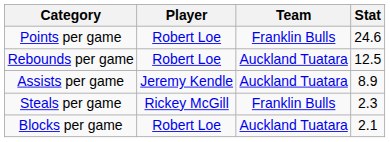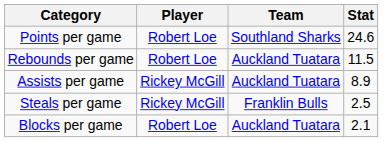(294, 37) Franklin Bulls -> (286, 37) Southland Sharks
(368, 59) 12.5 -> (361, 59) 11.5
(187, 81) Jeremy Kendle -> (182, 81) Rickey McGill
(368, 103) 2.3 -> (361, 103) 2.5
